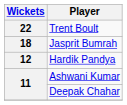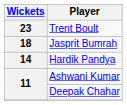(26, 28) 22 -> (26, 28) 23
(26, 60) 12 -> (26, 60) 14
